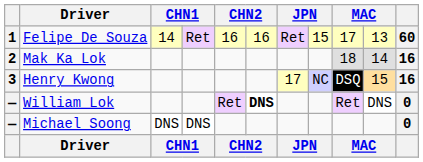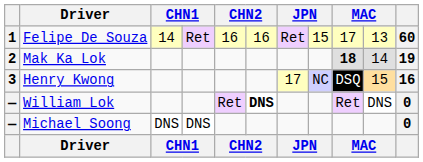(348, 59) normal -> (348, 59) bold
(407, 59) 16 -> (407, 59) 19
